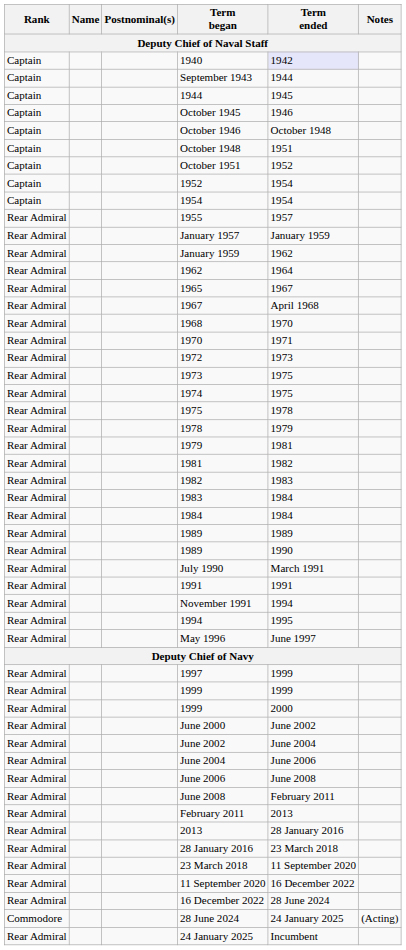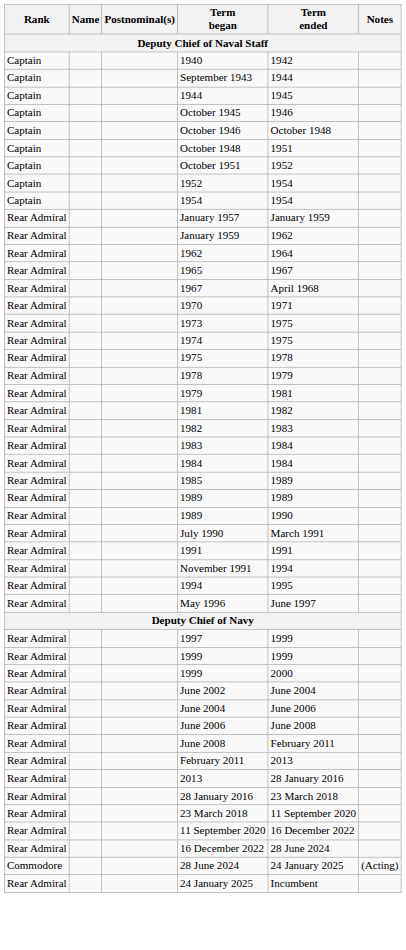(282, 60) lavender background -> (282, 60) no background
- row: (37, 218)
- row: (37, 323)
- row: (37, 358)
+ row: (37, 480)
- row: (37, 726)
